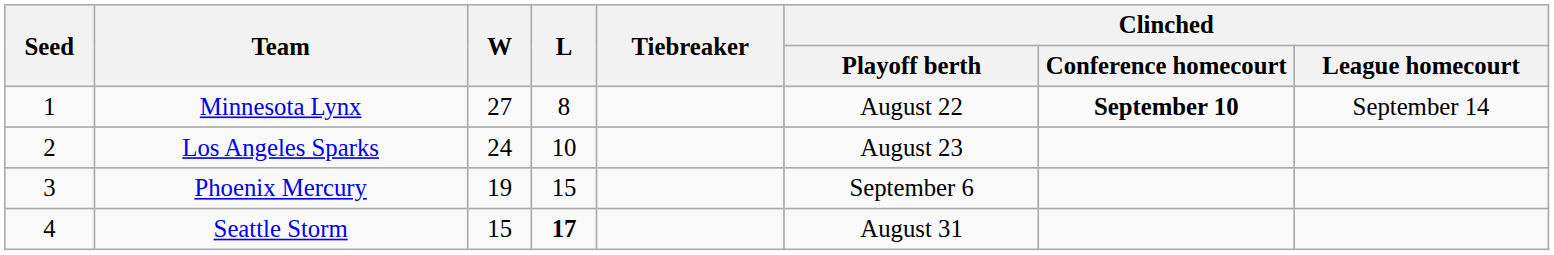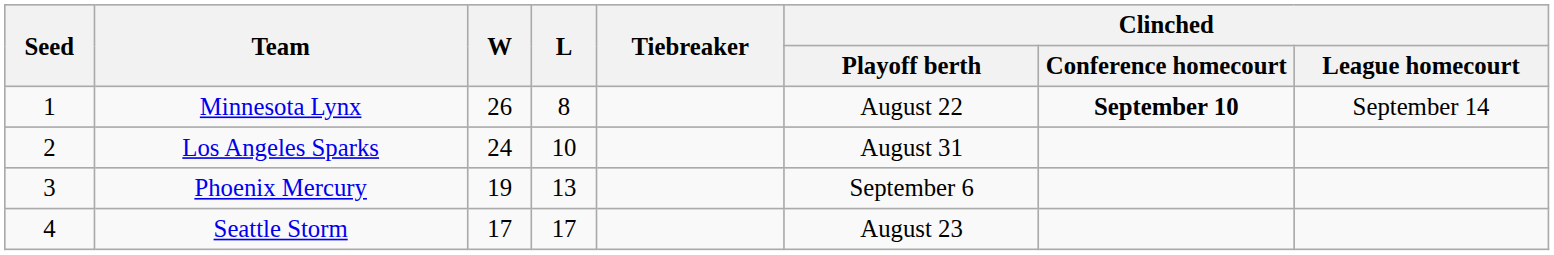(500, 106) 27 -> (500, 106) 26
(912, 147) August 23 -> (912, 147) August 31
(564, 188) 15 -> (564, 188) 13
(500, 229) 15 -> (500, 229) 17
(564, 229) bold -> (564, 229) normal
(912, 229) August 31 -> (912, 229) August 23
